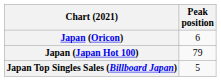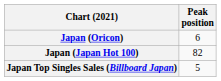(198, 53) 79 -> (198, 53) 82
